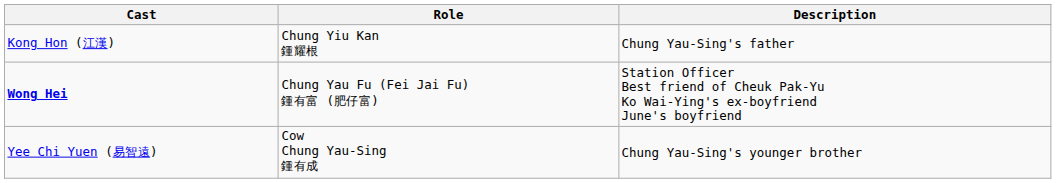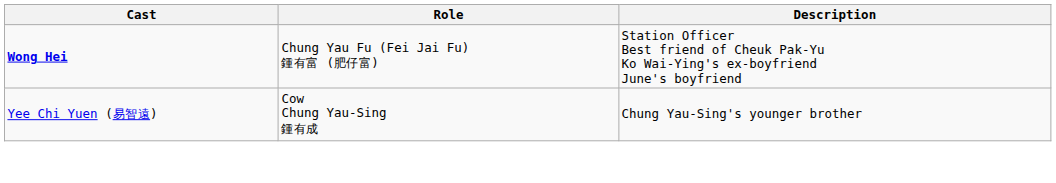- row: (61, 43)
